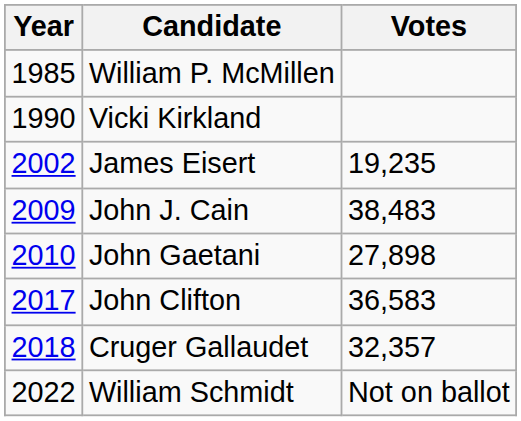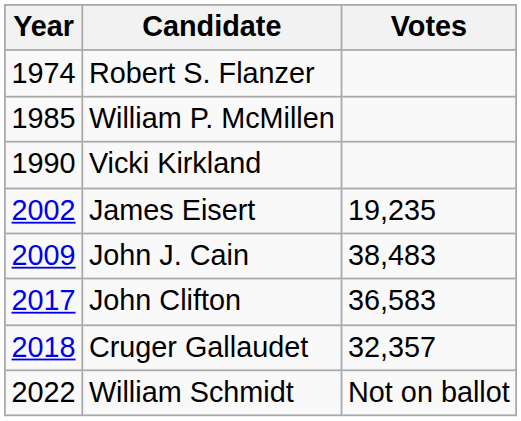+ row: (202, 73)
- row: (175, 255)
